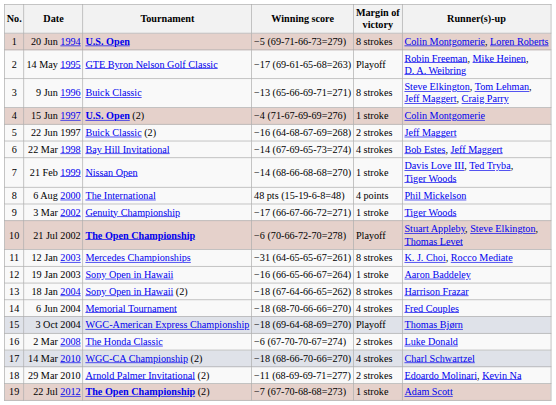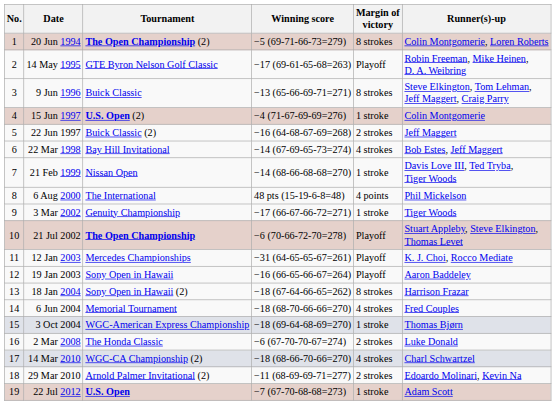(108, 41) U.S. Open -> (147, 41) The Open Championship (2)
(374, 258) 8 strokes -> (371, 258) Playoff
(372, 274) 1 stroke -> (371, 274) Playoff
(371, 325) Playoff -> (372, 325) 1 stroke
(147, 392) The Open Championship (2) -> (108, 392) U.S. Open
